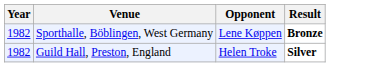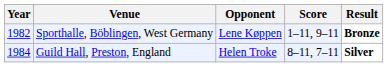+ column: (313, 14)
(19, 52) 1982 -> (19, 52) 1984
